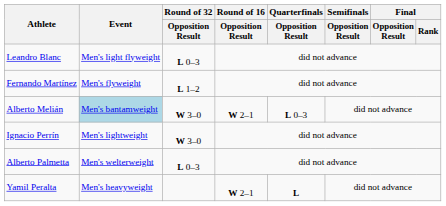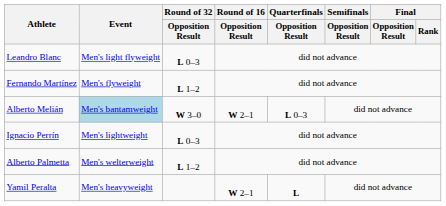(188, 141) W 3–0 -> (188, 141) L 0–3
(188, 167) L 0–3 -> (188, 167) L 1–2
